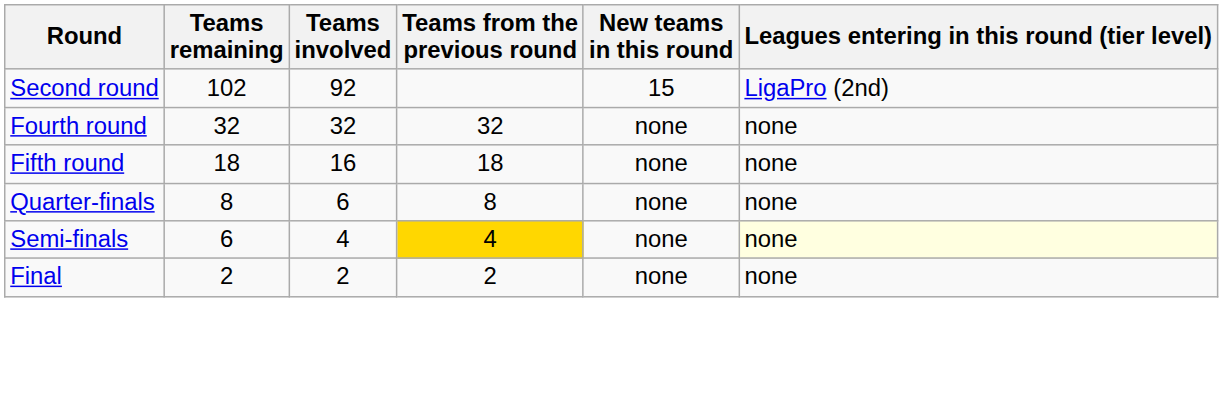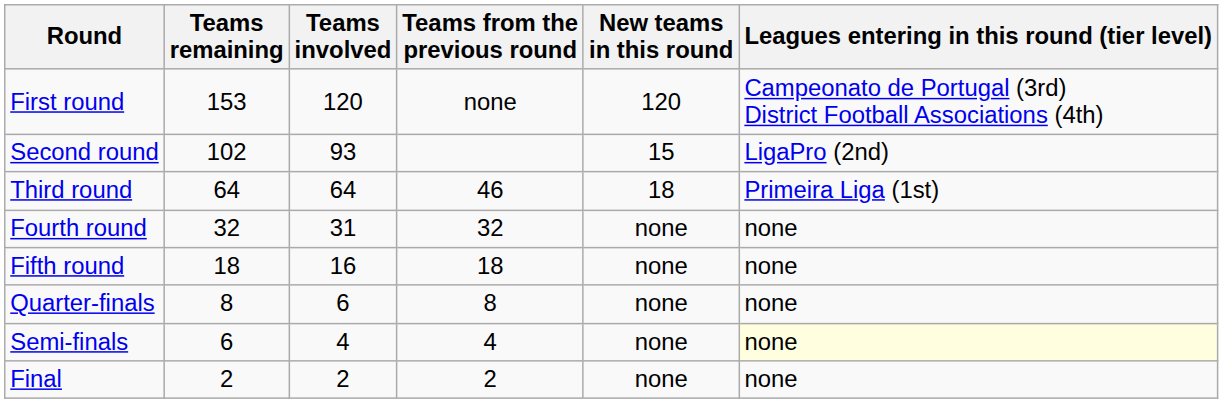+ row: (67, 101)
(343, 88) 92 -> (343, 152) 93
+ row: (71, 190)
(343, 125) 32 -> (343, 228) 31
(490, 239) gold background -> (490, 341) no background
